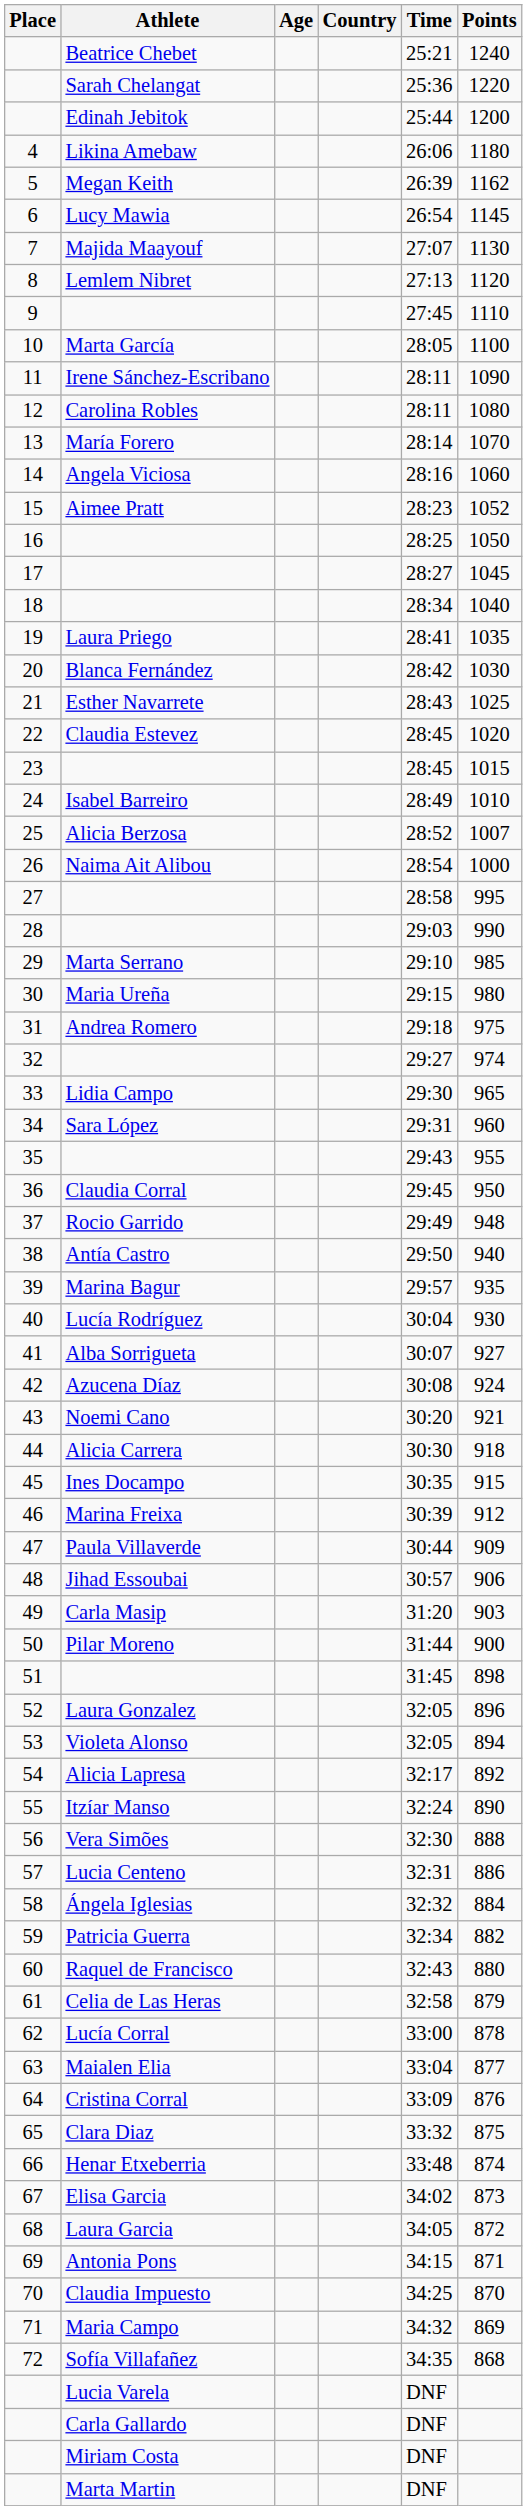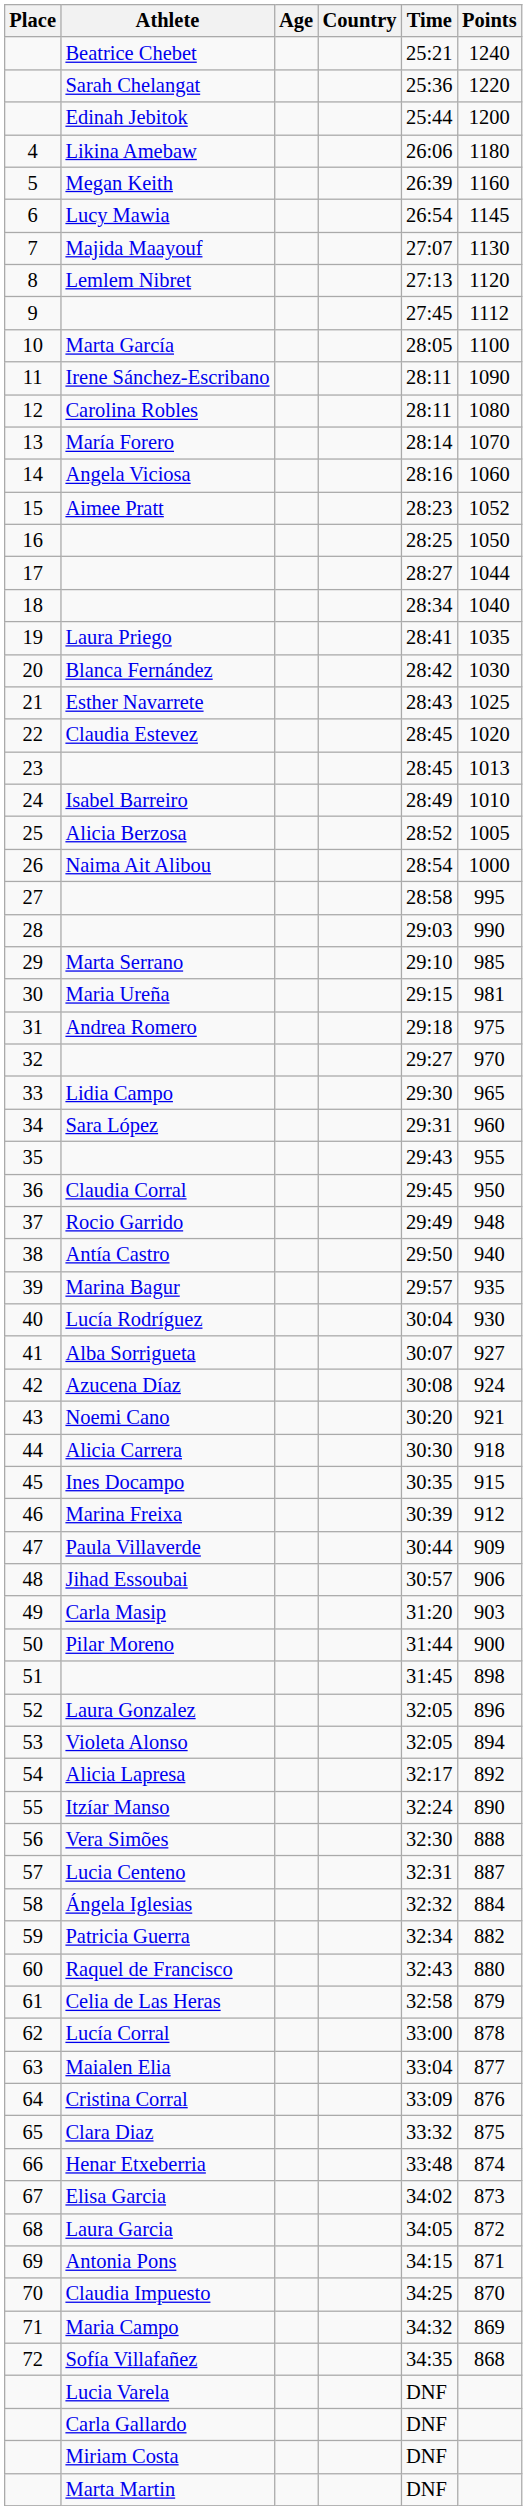(489, 183) 1162 -> (489, 183) 1160
(489, 313) 1110 -> (489, 313) 1112
(489, 572) 1045 -> (489, 572) 1044
(489, 767) 1015 -> (489, 767) 1013
(489, 832) 1007 -> (489, 832) 1005
(489, 995) 980 -> (489, 995) 981
(489, 1060) 974 -> (489, 1060) 970
(489, 1872) 886 -> (489, 1872) 887
